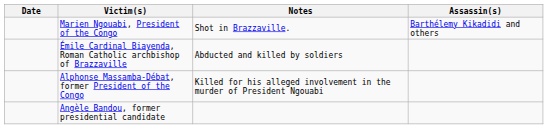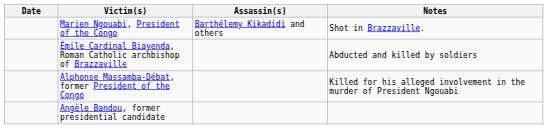columns swapped: (476, 11) <-> (301, 11)
